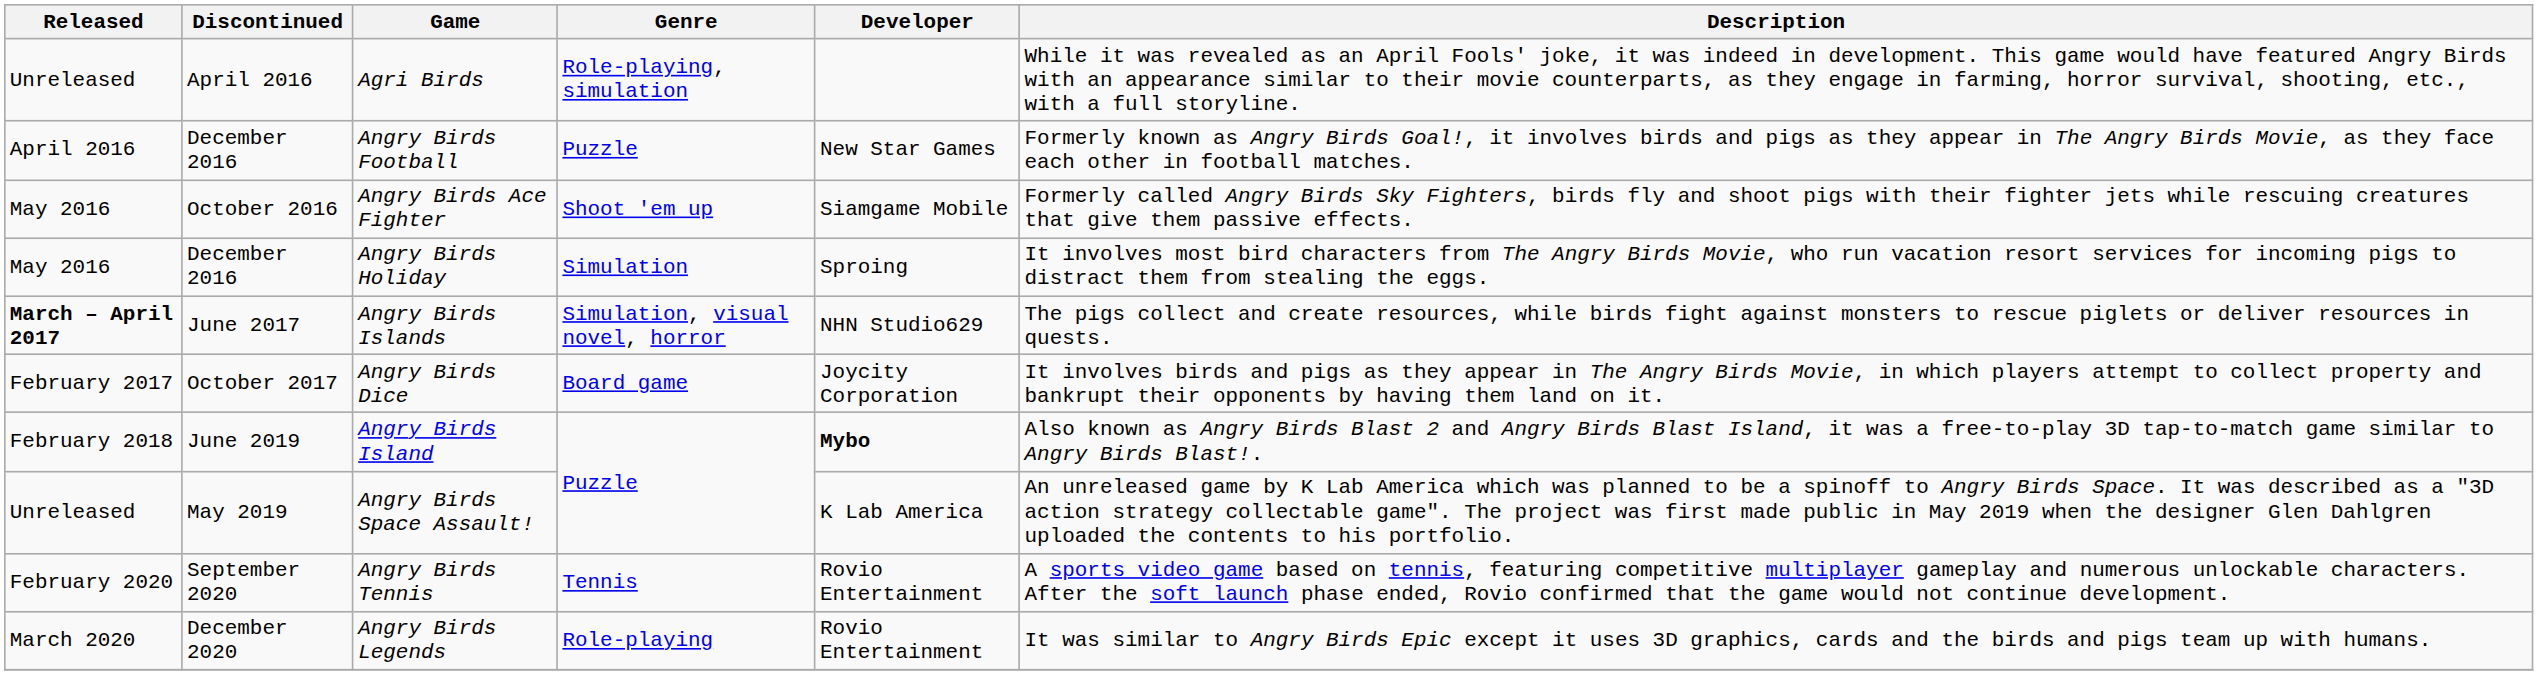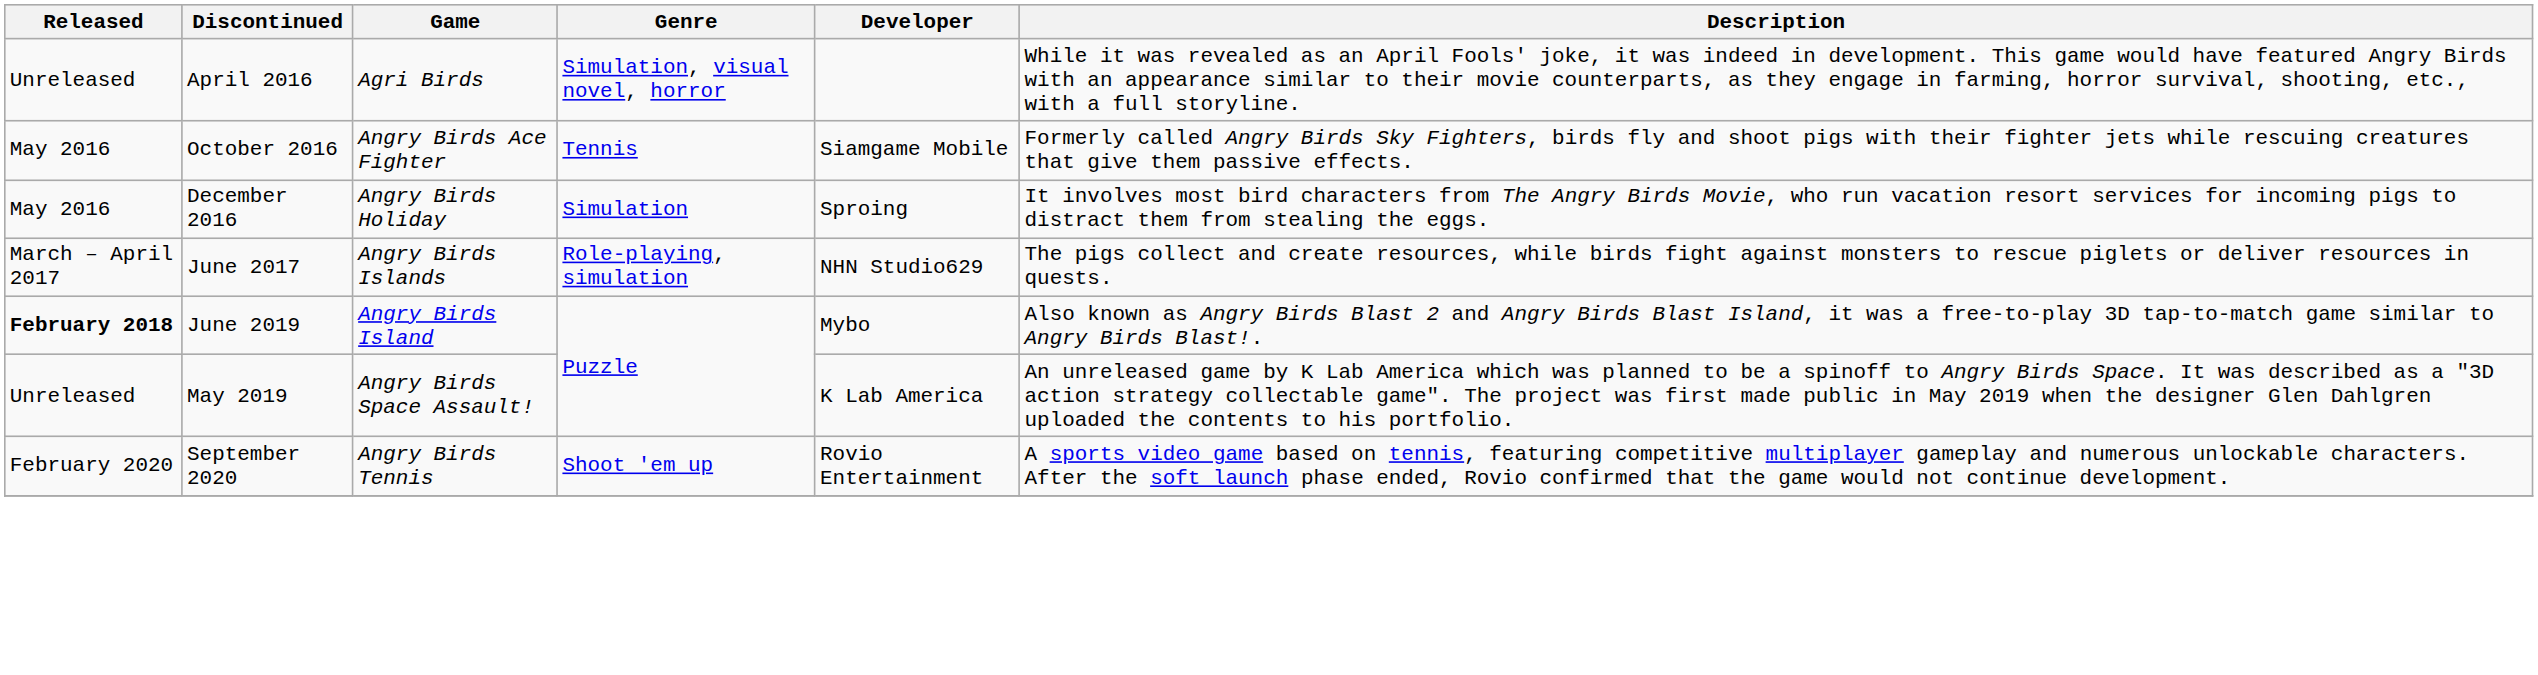(644, 80) Role-playing, simulation -> (675, 80) Simulation, visual novel, horror
- row: (427, 150)
(638, 209) Shoot 'em up -> (600, 150) Tennis
(91, 325) bold -> (91, 267) normal
(675, 325) Simulation, visual novel, horror -> (644, 267) Role-playing, simulation
- row: (427, 384)
(91, 442) normal -> (91, 325) bold
(845, 442) bold -> (845, 325) normal
(600, 582) Tennis -> (638, 466) Shoot 'em up
- row: (427, 641)
